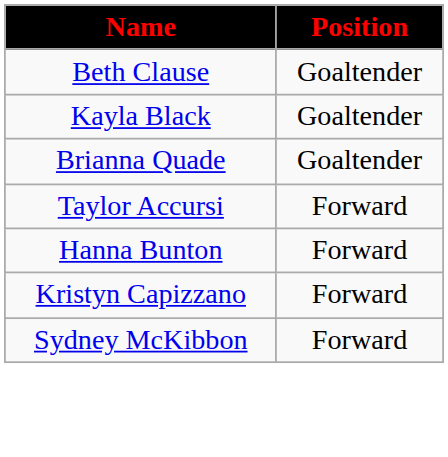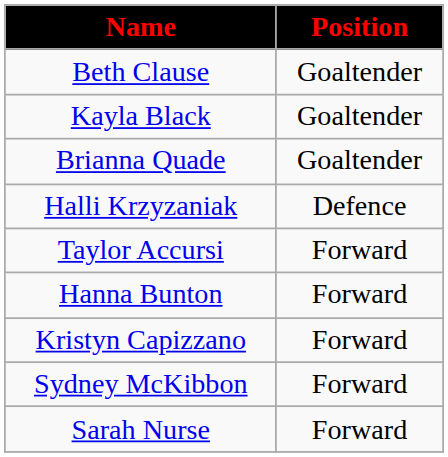+ row: (141, 205)
+ row: (141, 428)
